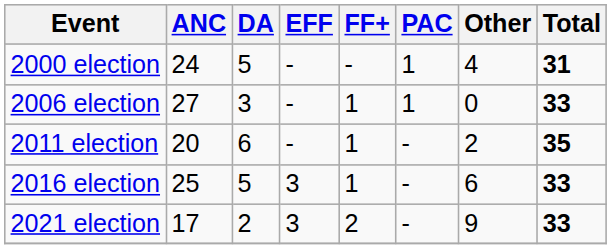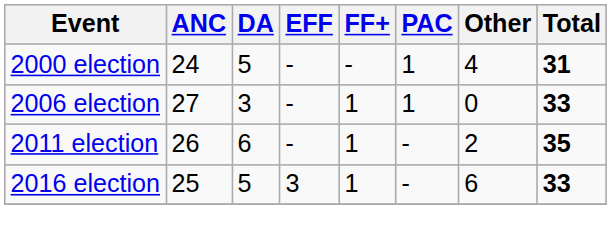(186, 143) 20 -> (186, 143) 26
- row: (85, 223)
